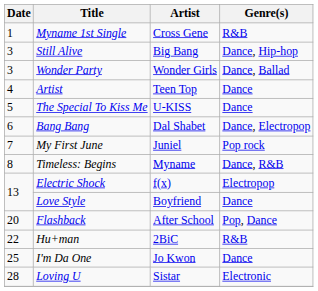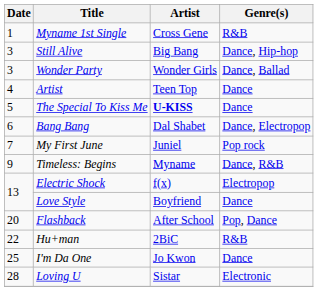(172, 107) normal -> (173, 107) bold
(10, 164) 8 -> (10, 164) 9
